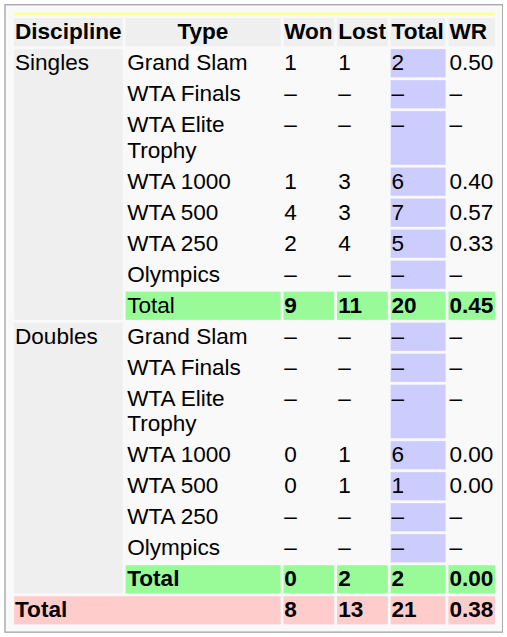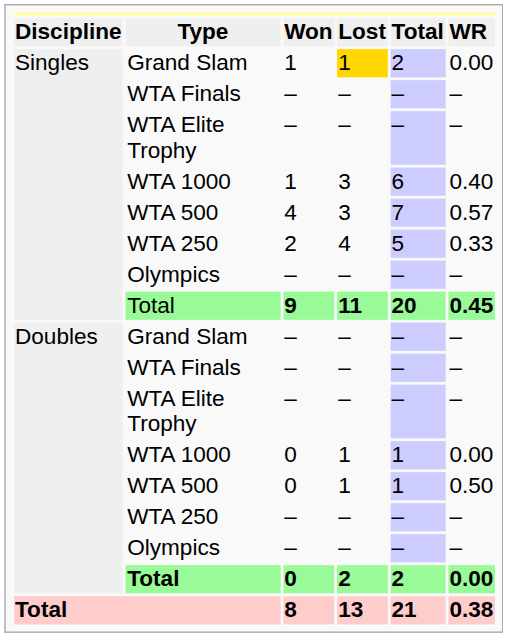(345, 63) no background -> (345, 63) gold background
(471, 63) 0.50 -> (471, 63) 0.00
(398, 455) 6 -> (398, 455) 1
(471, 486) 0.00 -> (471, 486) 0.50
